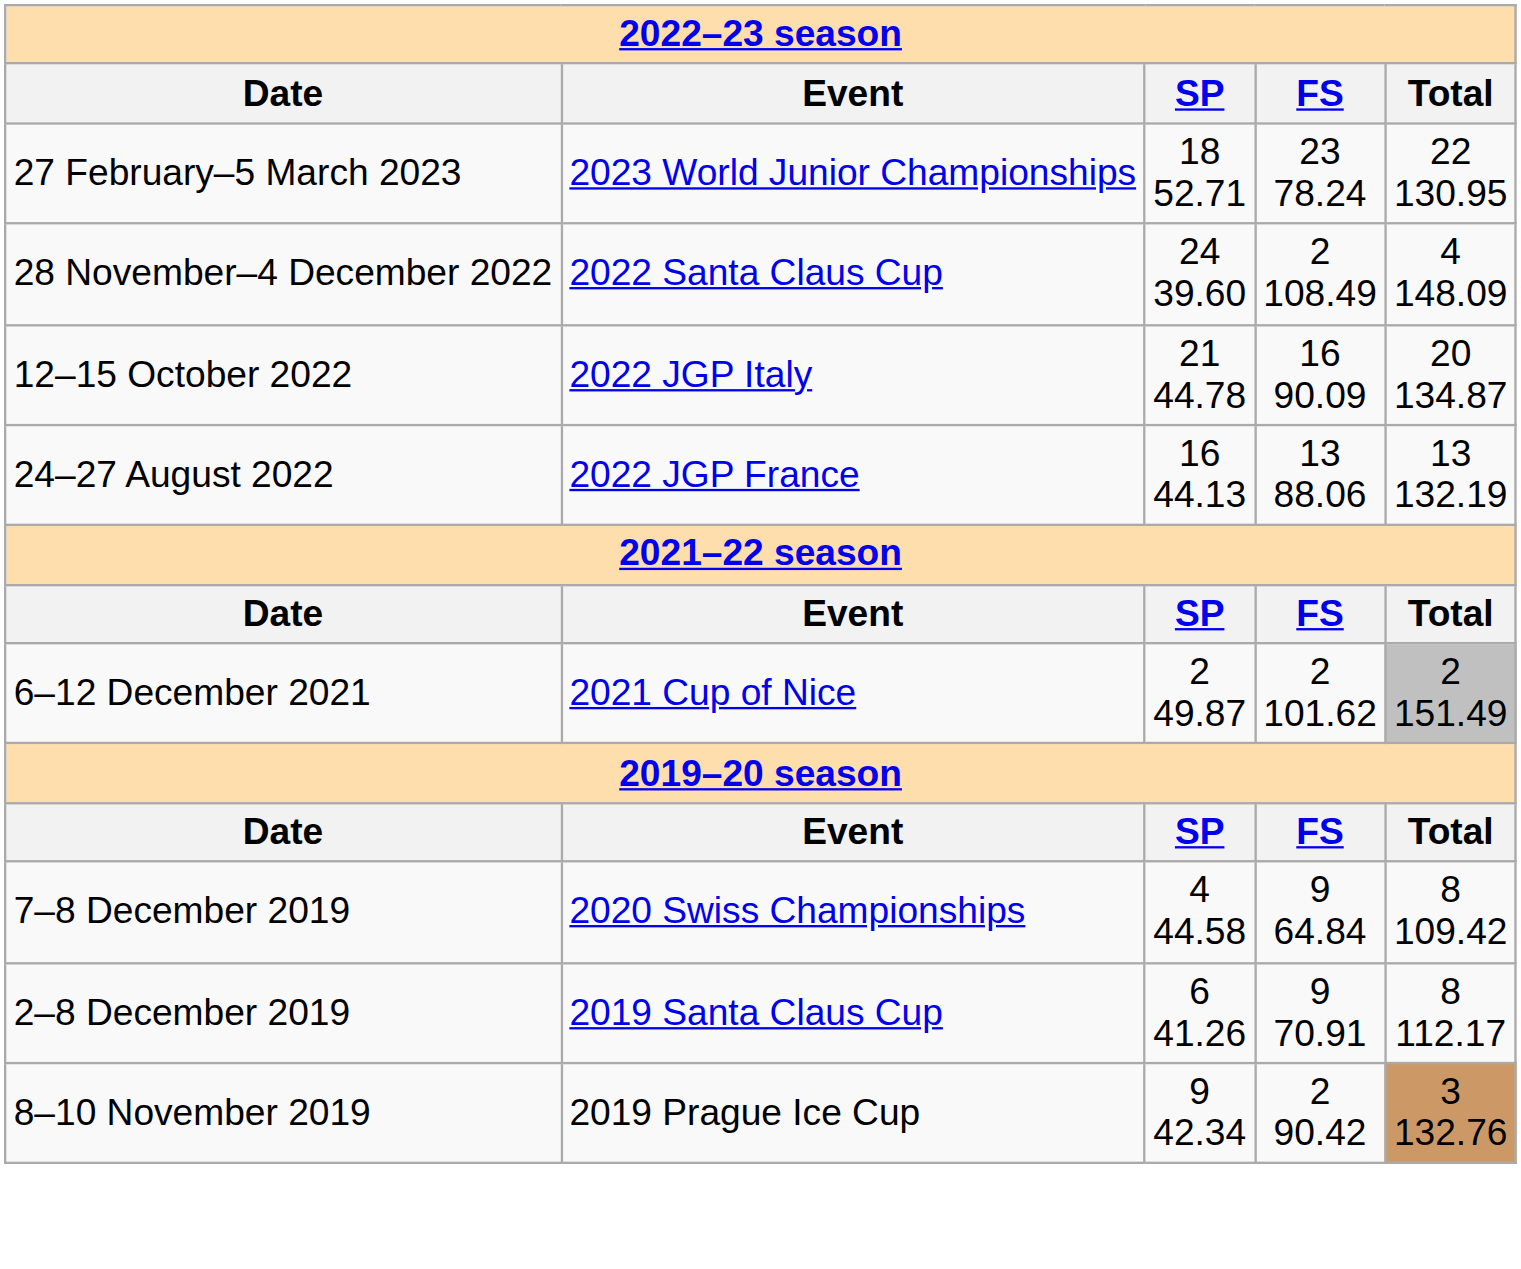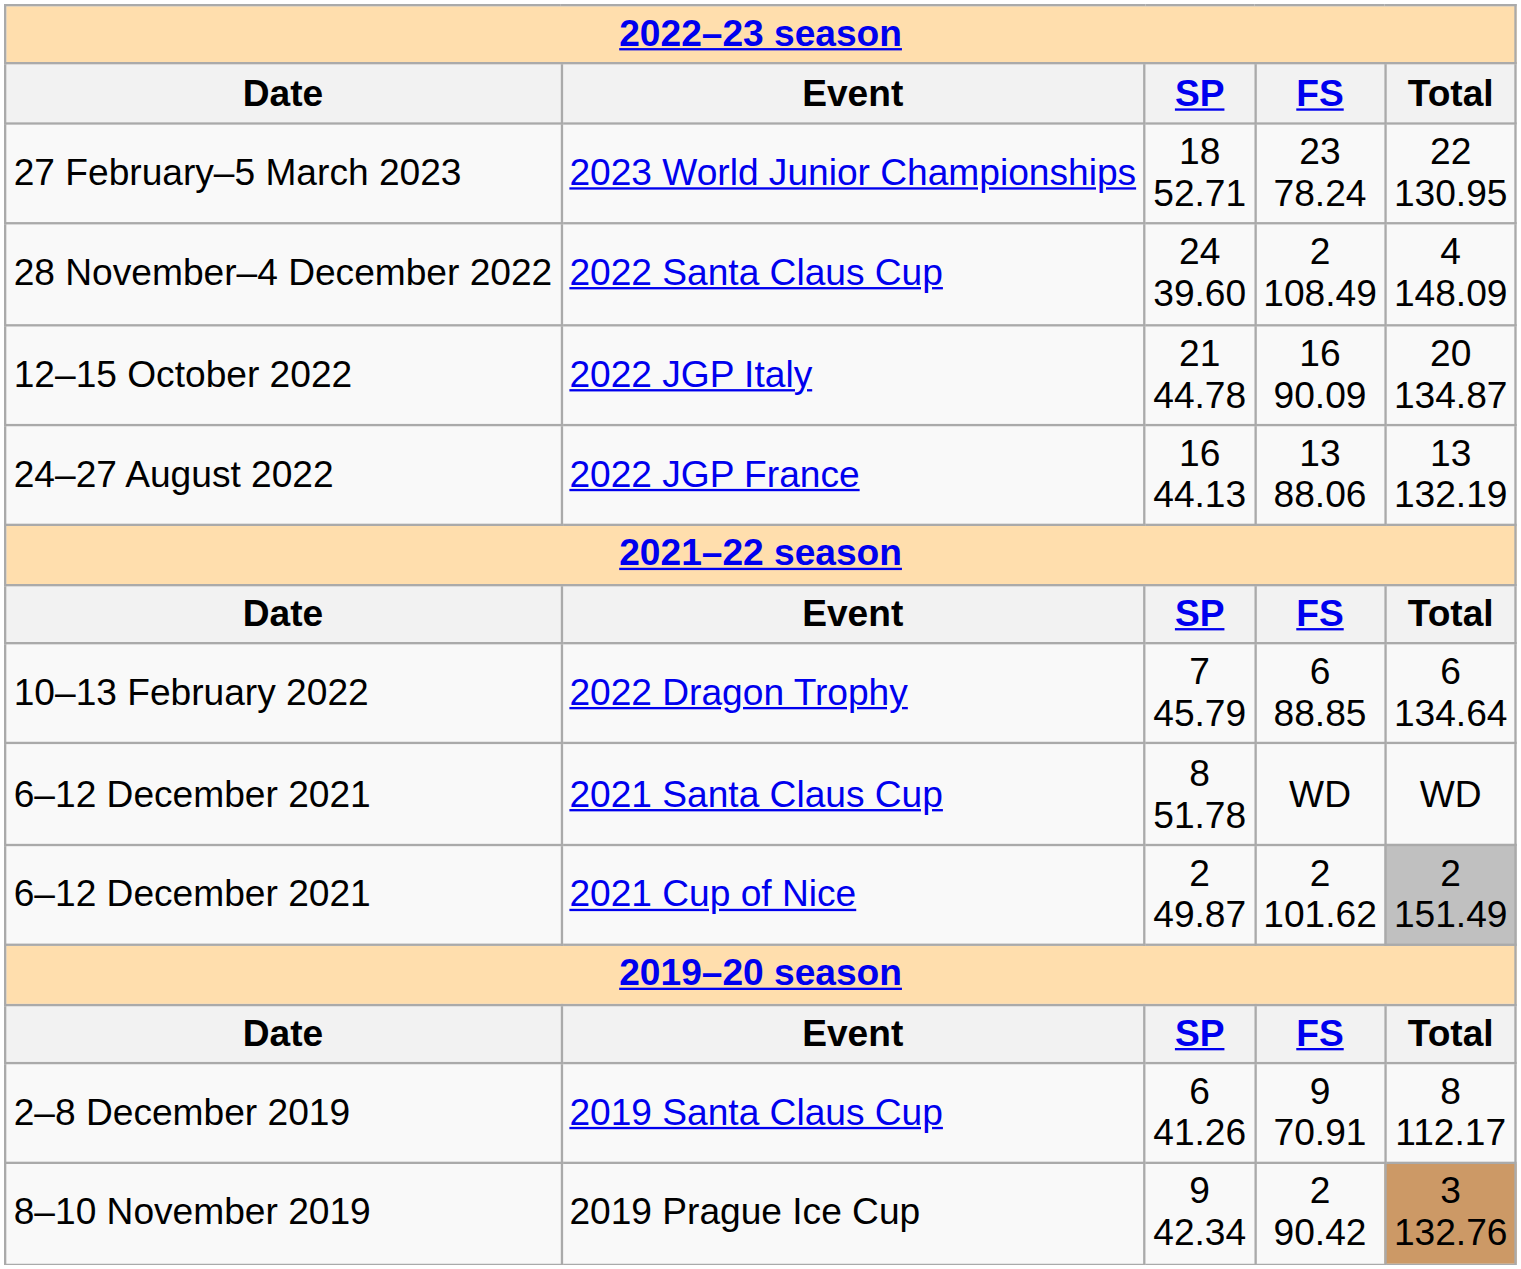+ row: (739, 692)
+ row: (756, 793)
- row: (797, 911)
